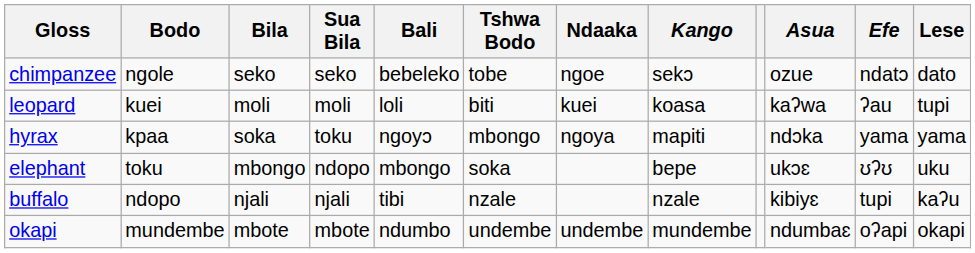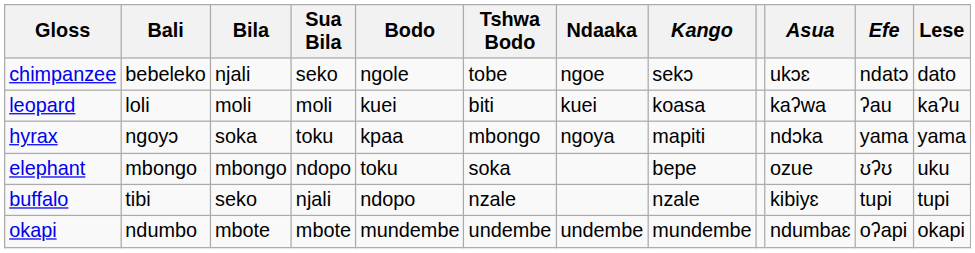columns swapped: (419, 31) <-> (175, 31)
(255, 74) seko -> (233, 74) njali
(791, 74) ozue -> (790, 74) ukɔɛ
(934, 105) tupi -> (938, 105) kaʔu
(790, 168) ukɔɛ -> (791, 168) ozue
(251, 199) njali -> (236, 199) seko
(938, 199) kaʔu -> (934, 199) tupi
